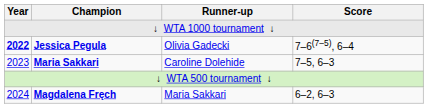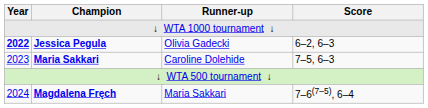(324, 45) 7–6(7–5), 6–4 -> (315, 44) 6–2, 6–3
(315, 95) 6–2, 6–3 -> (324, 93) 7–6(7–5), 6–4
